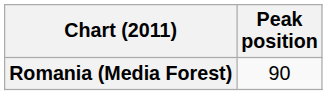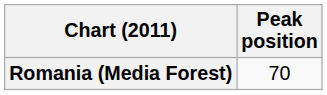(280, 73) 90 -> (280, 73) 70
